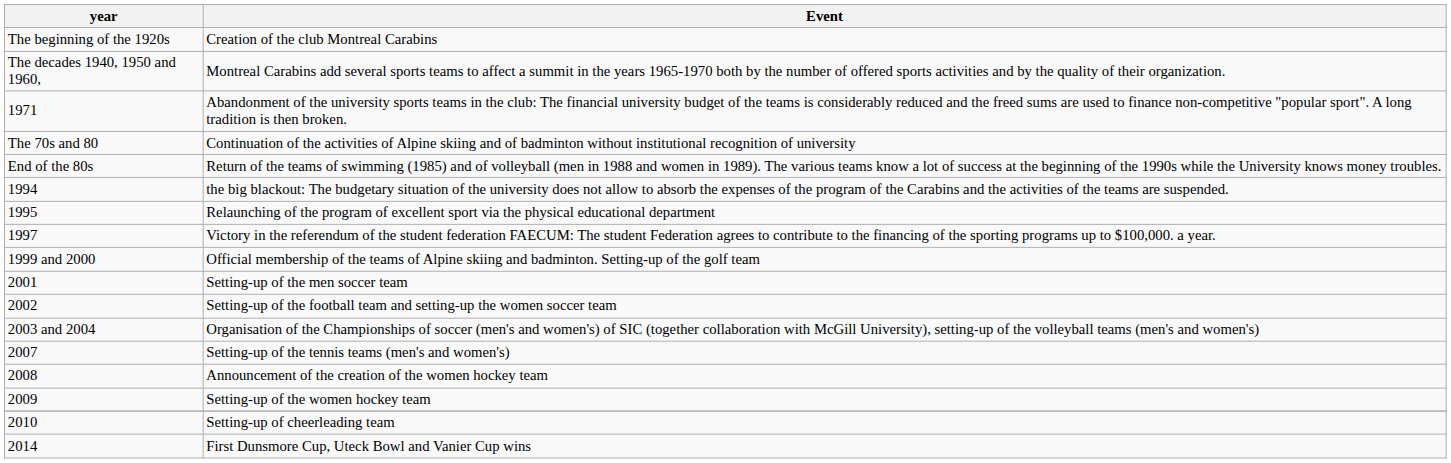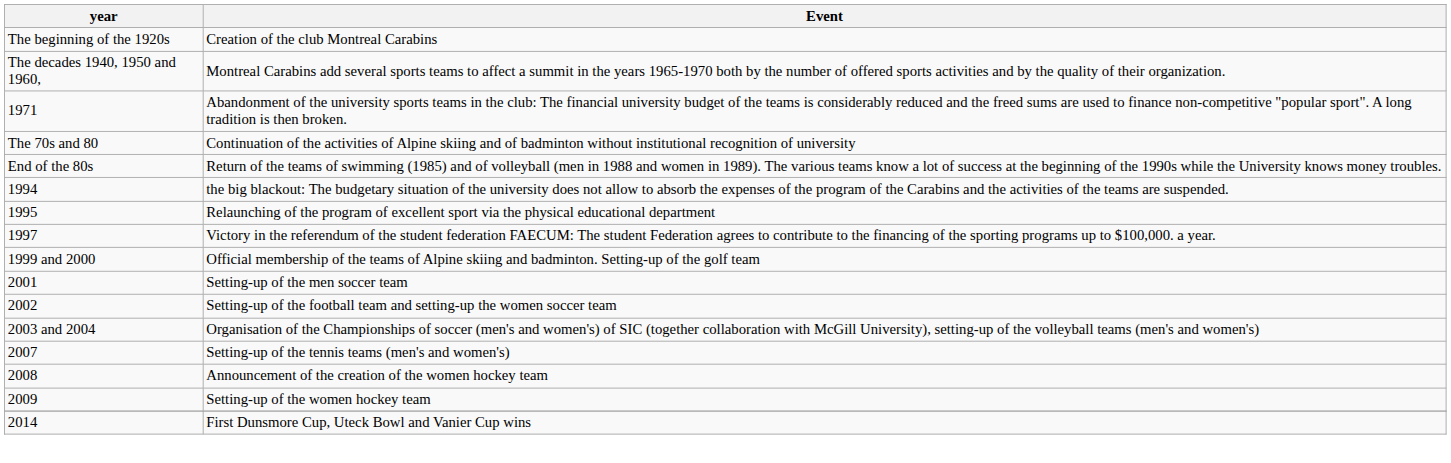- row: (300, 422)
